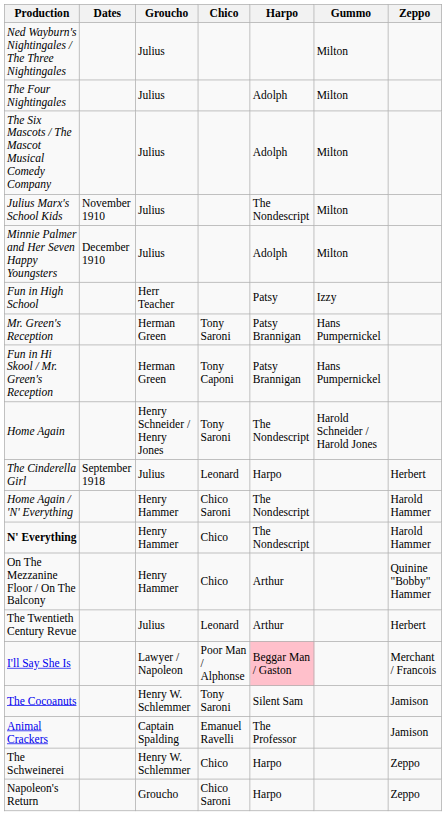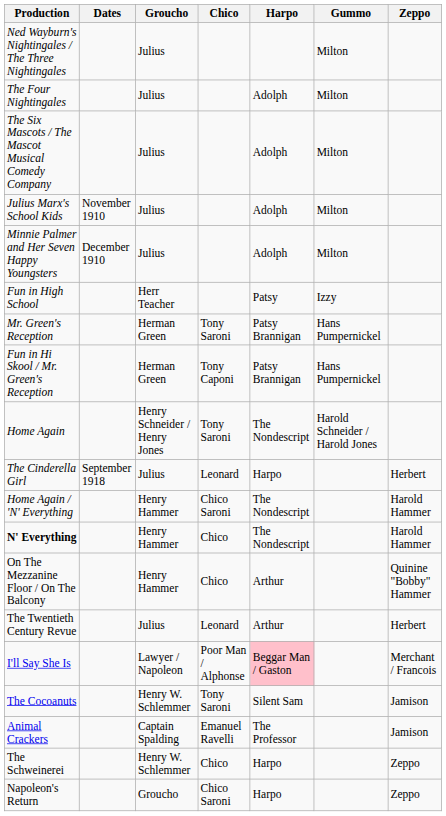(281, 209) The Nondescript -> (270, 209) Adolph
